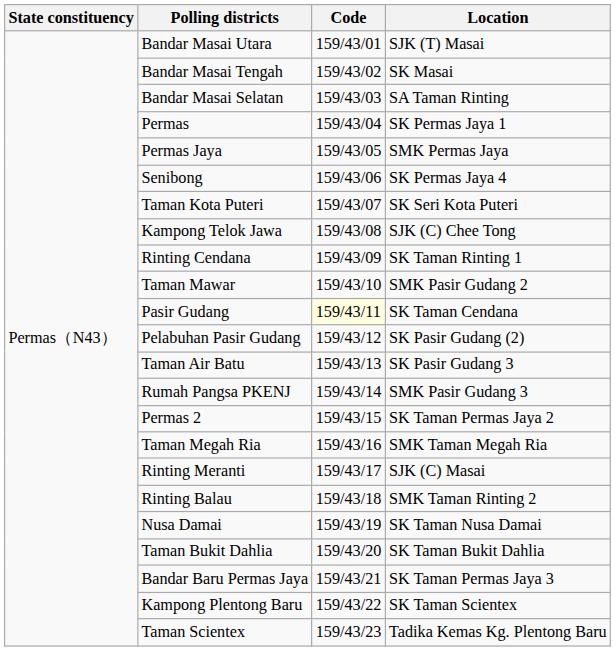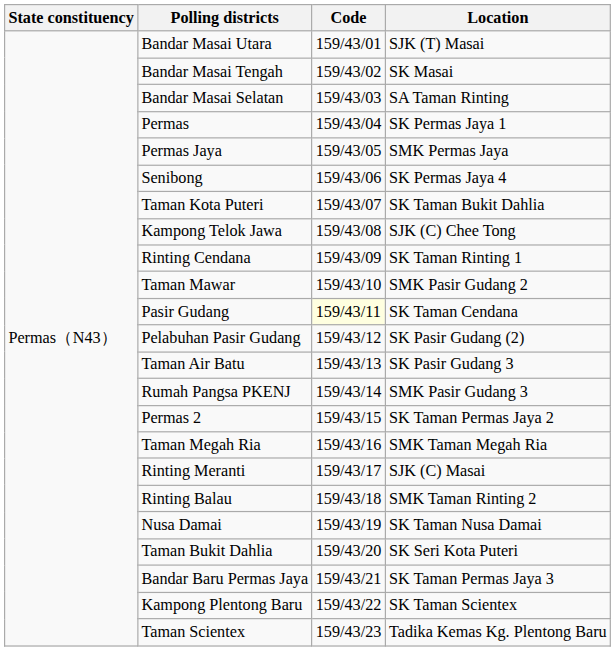(454, 204) SK Seri Kota Puteri -> (467, 204) SK Taman Bukit Dahlia
(467, 551) SK Taman Bukit Dahlia -> (454, 551) SK Seri Kota Puteri
